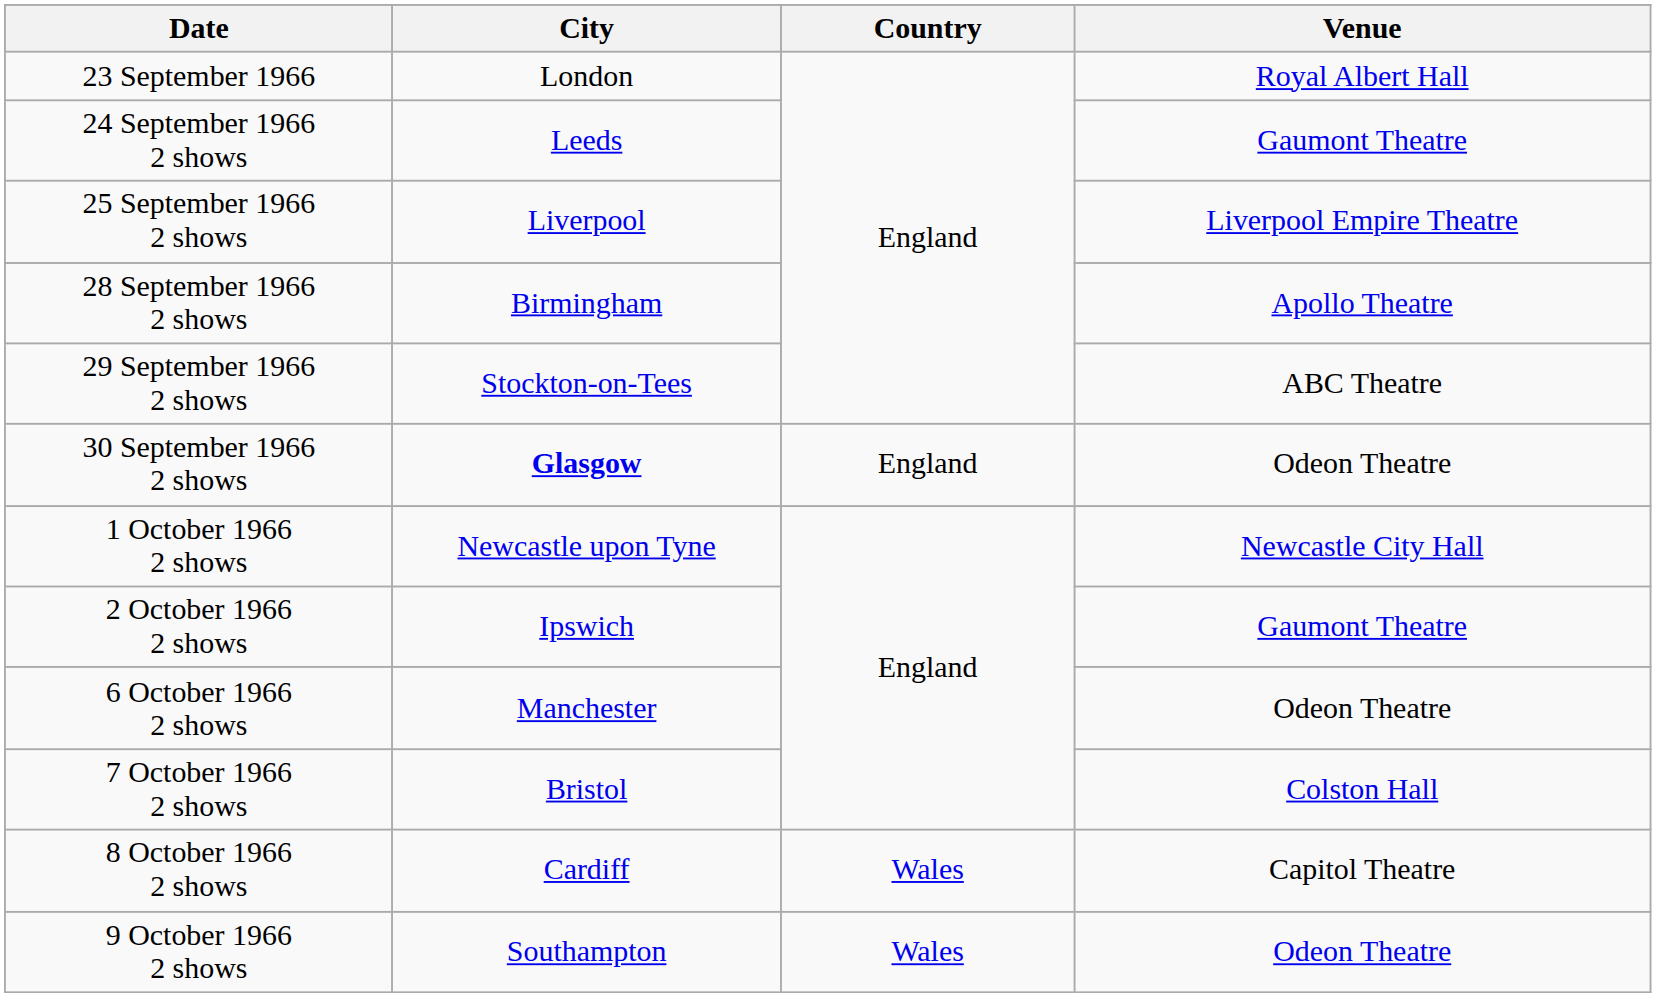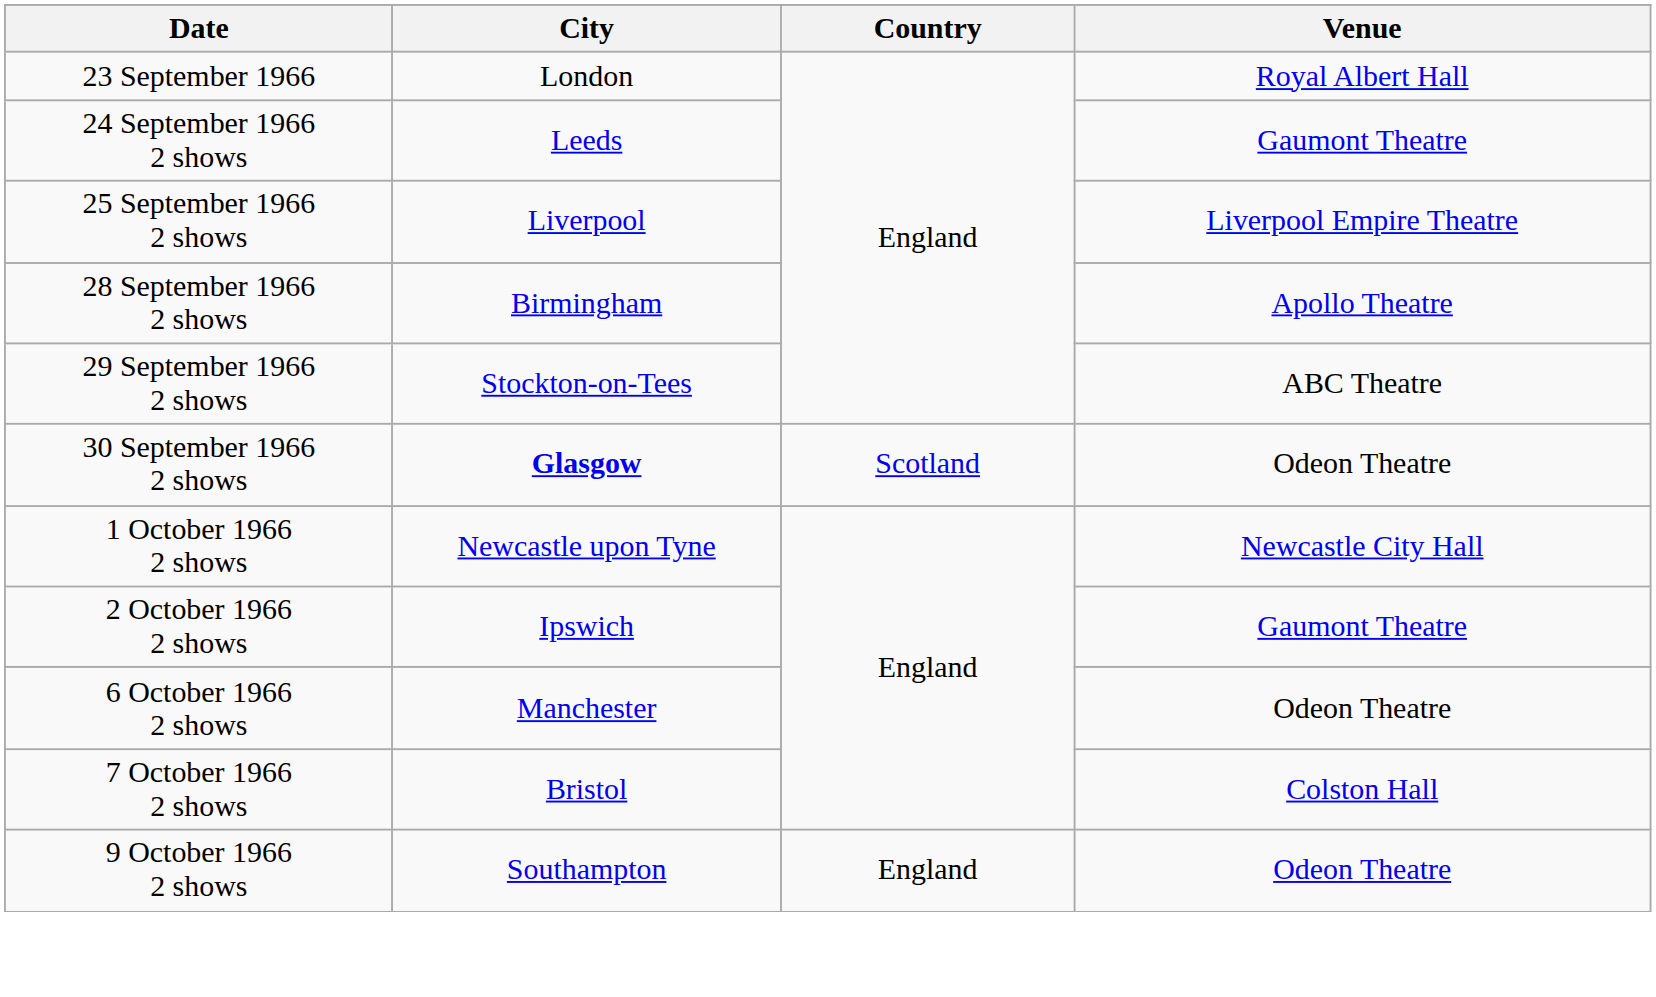(928, 464) England -> (928, 464) Scotland
- row: (199, 869)
(928, 951) Wales -> (928, 869) England
